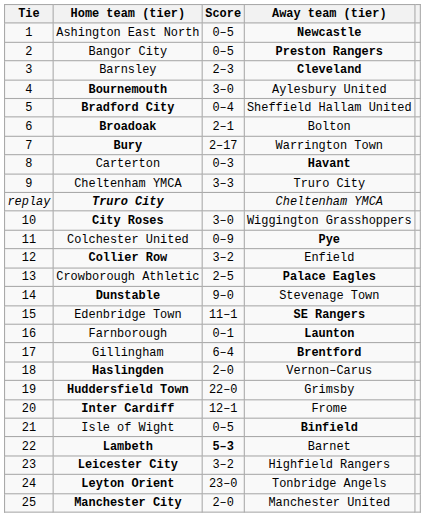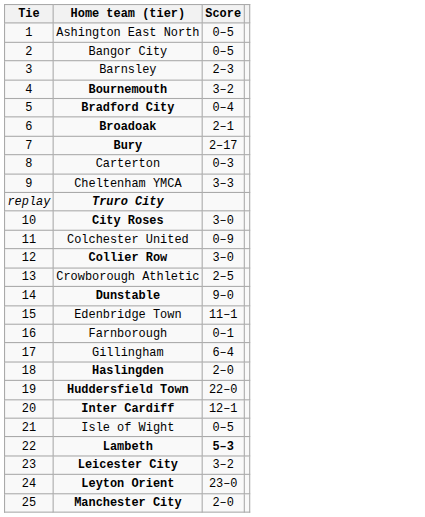- column: (329, 14)
(223, 89) 3–0 -> (223, 89) 3–2
(223, 258) 3–2 -> (223, 258) 3–0
